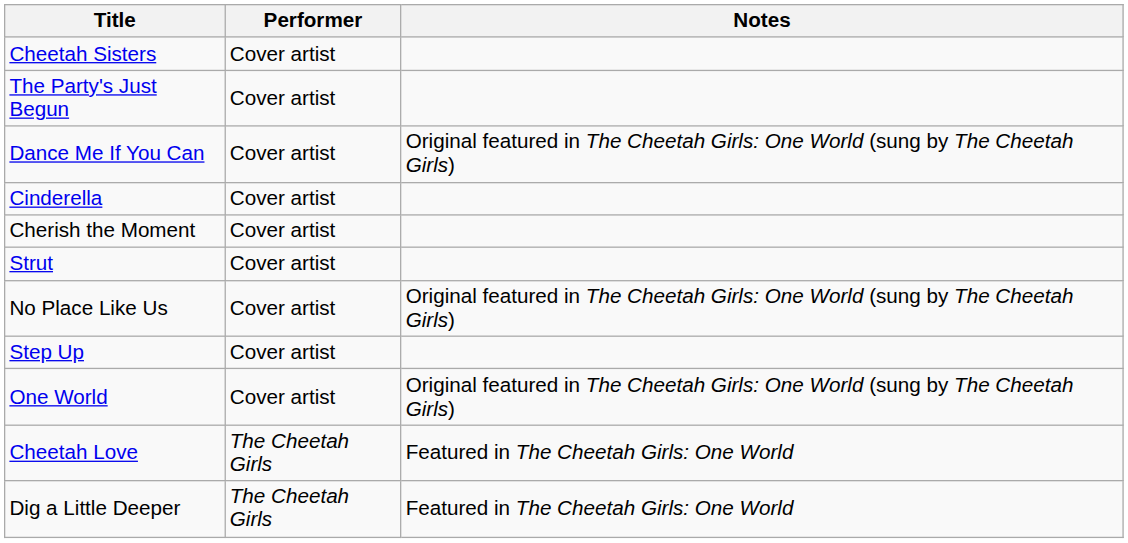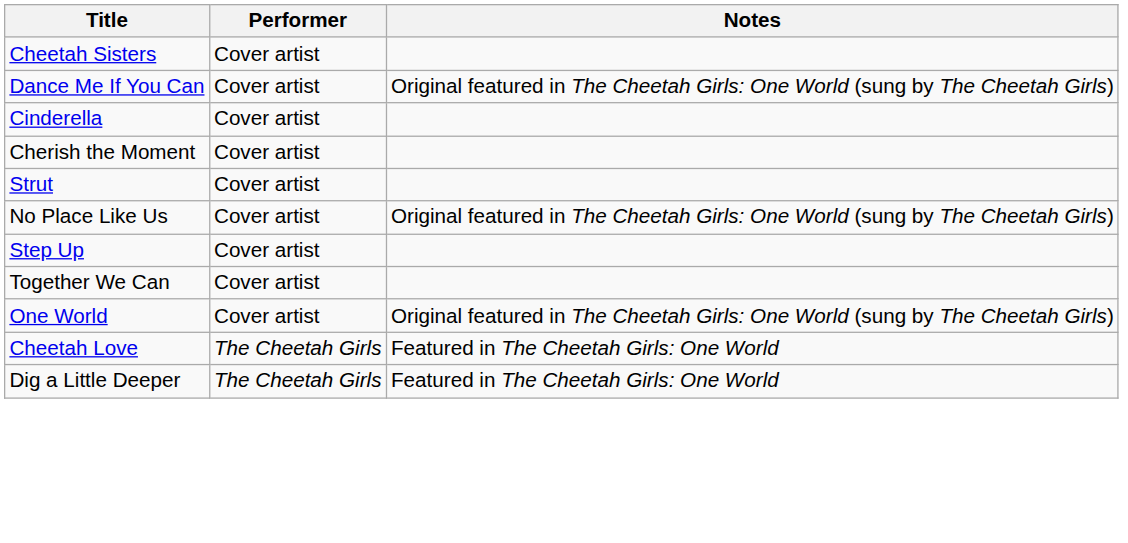- row: (83, 97)
+ row: (90, 282)
